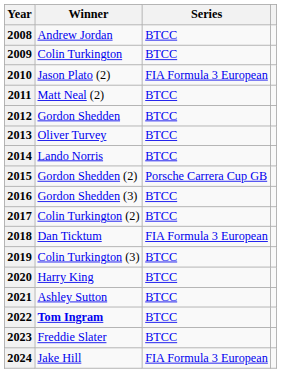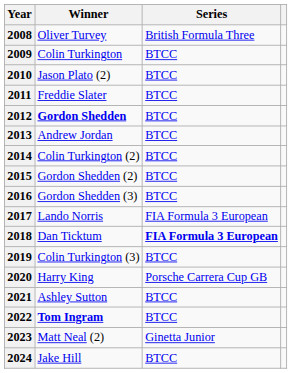(75, 35) Andrew Jordan -> (72, 35) Oliver Turvey
(161, 35) BTCC -> (200, 35) British Formula Three
(207, 75) FIA Formula 3 European -> (161, 75) BTCC
(71, 95) Matt Neal (2) -> (72, 95) Freddie Slater
(79, 115) normal -> (82, 115) bold
(72, 136) Oliver Turvey -> (75, 136) Andrew Jordan
(70, 156) Lando Norris -> (88, 156) Colin Turkington (2)
(206, 176) Porsche Carrera Cup GB -> (161, 176) BTCC
(88, 216) Colin Turkington (2) -> (70, 216) Lando Norris
(161, 216) BTCC -> (207, 216) FIA Formula 3 European
(207, 237) normal -> (212, 237) bold
(161, 277) BTCC -> (206, 277) Porsche Carrera Cup GB
(72, 337) Freddie Slater -> (71, 337) Matt Neal (2)
(161, 337) BTCC -> (180, 337) Ginetta Junior
(207, 358) FIA Formula 3 European -> (161, 358) BTCC
